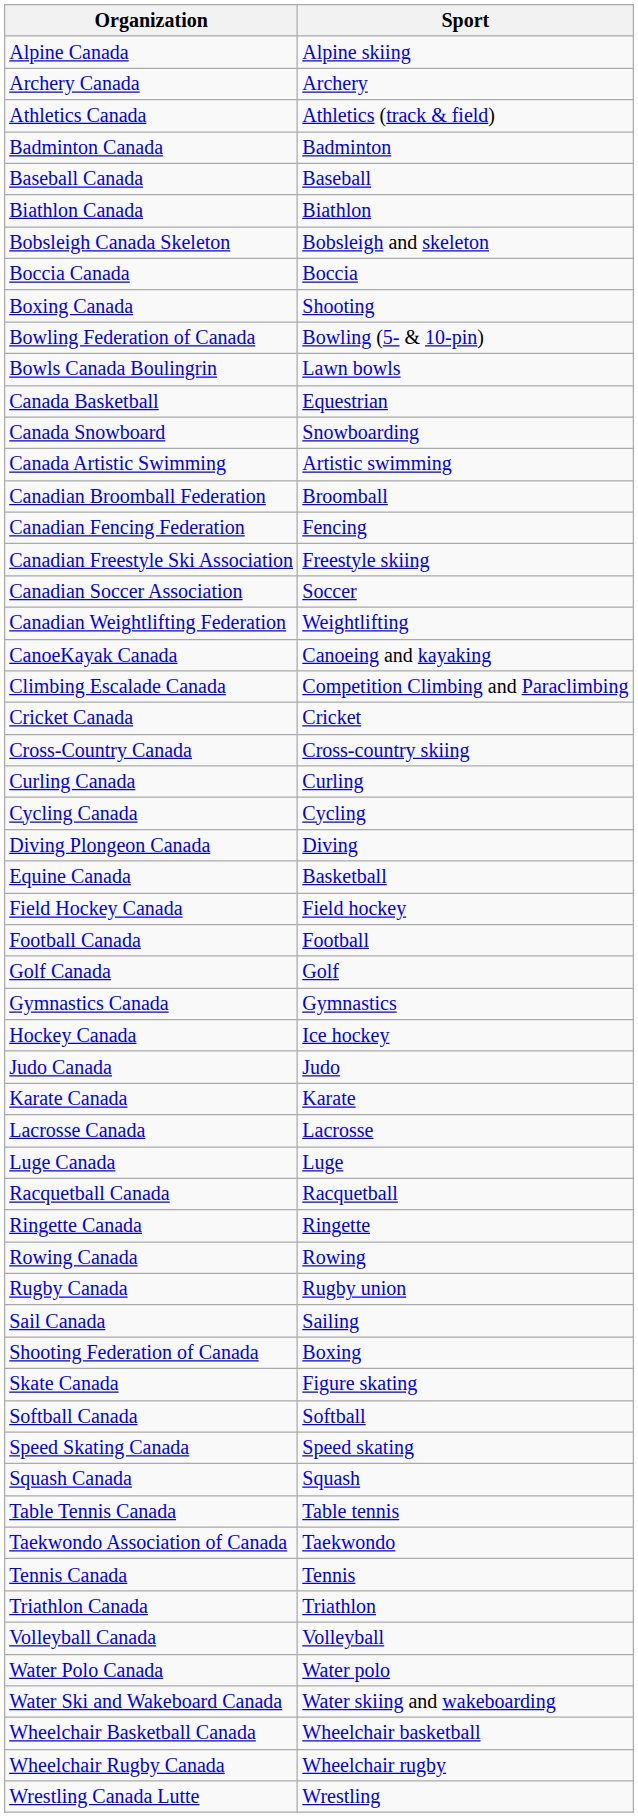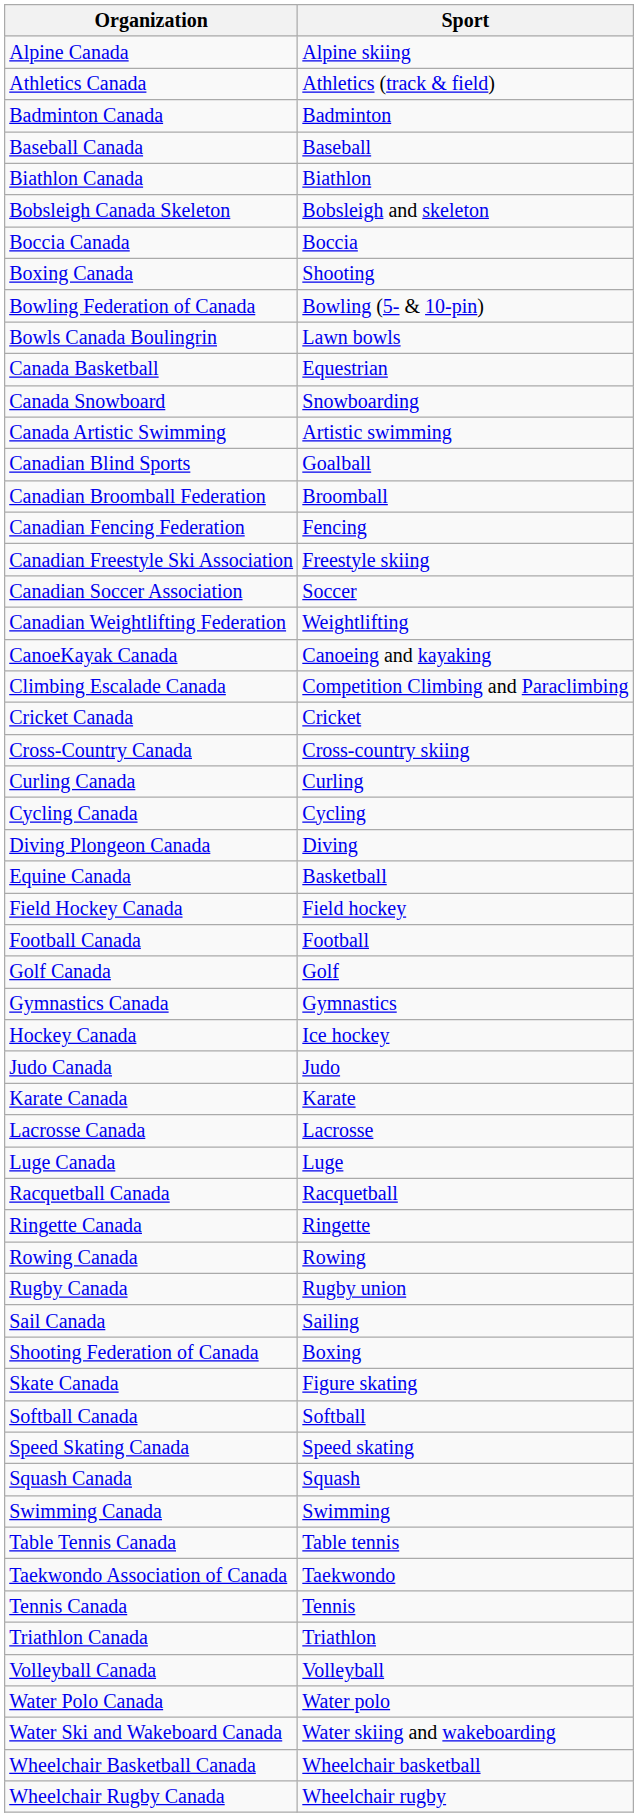- row: (74, 83)
+ row: (100, 464)
+ row: (86, 1511)
- row: (104, 1796)
